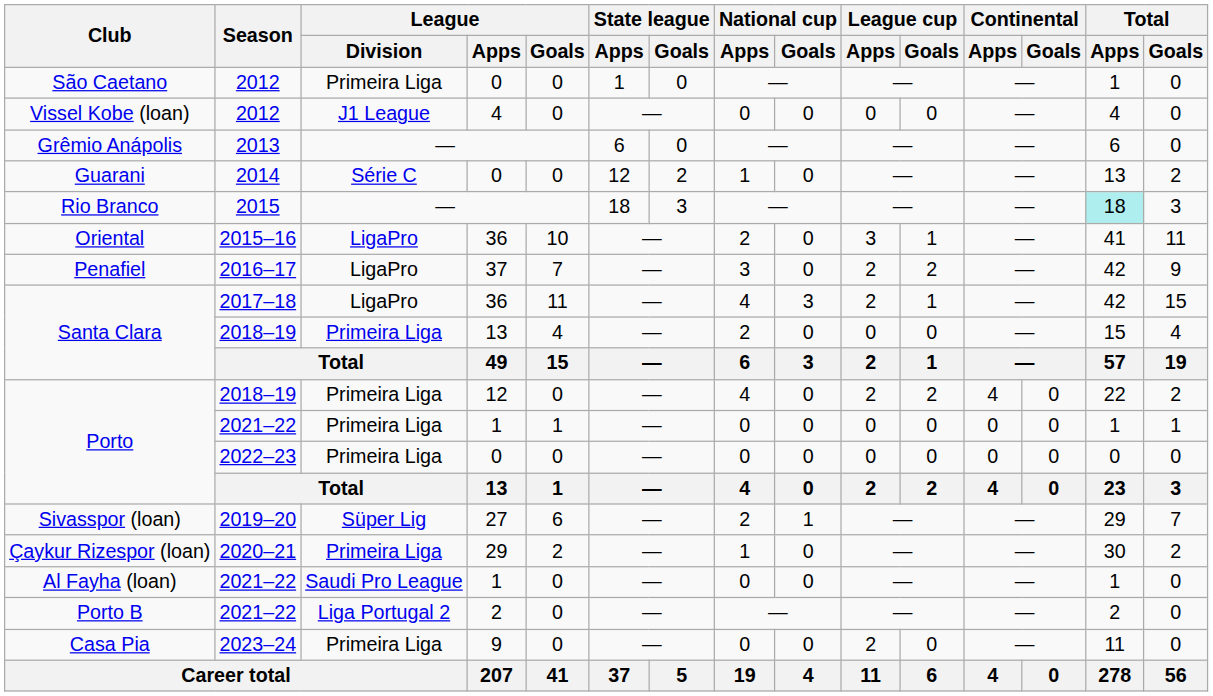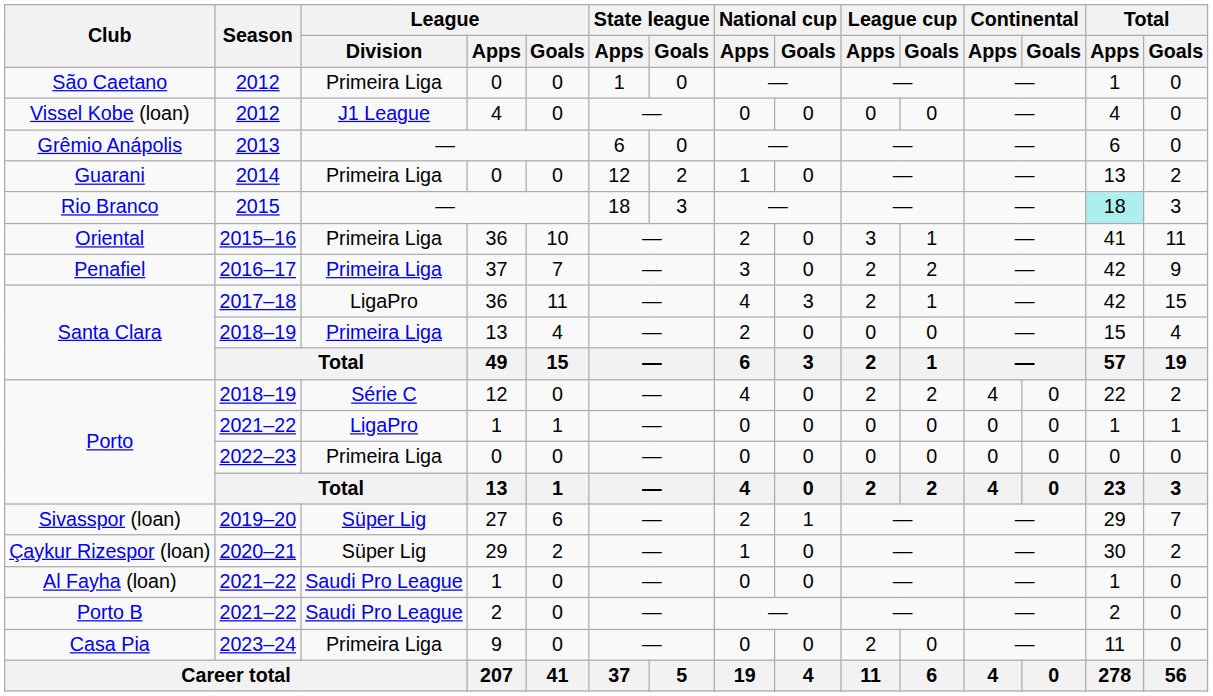(384, 176) Série C -> (384, 176) Primeira Liga
(384, 238) LigaPro -> (384, 238) Primeira Liga
(384, 269) LigaPro -> (384, 269) Primeira Liga
(384, 394) Primeira Liga -> (384, 394) Série C
(384, 425) Primeira Liga -> (384, 425) LigaPro
(384, 550) Primeira Liga -> (384, 550) Süper Lig
(384, 613) Liga Portugal 2 -> (384, 613) Saudi Pro League
